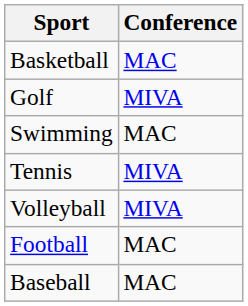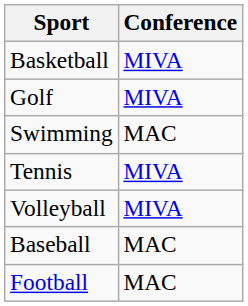(150, 60) MAC -> (153, 60) MIVA
rows swapped: (50, 282) <-> (49, 245)
